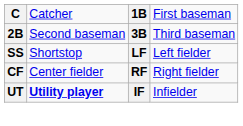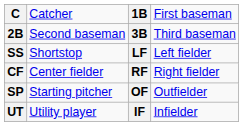+ row: (15, 92)
(66, 92) bold -> (63, 111) normal
